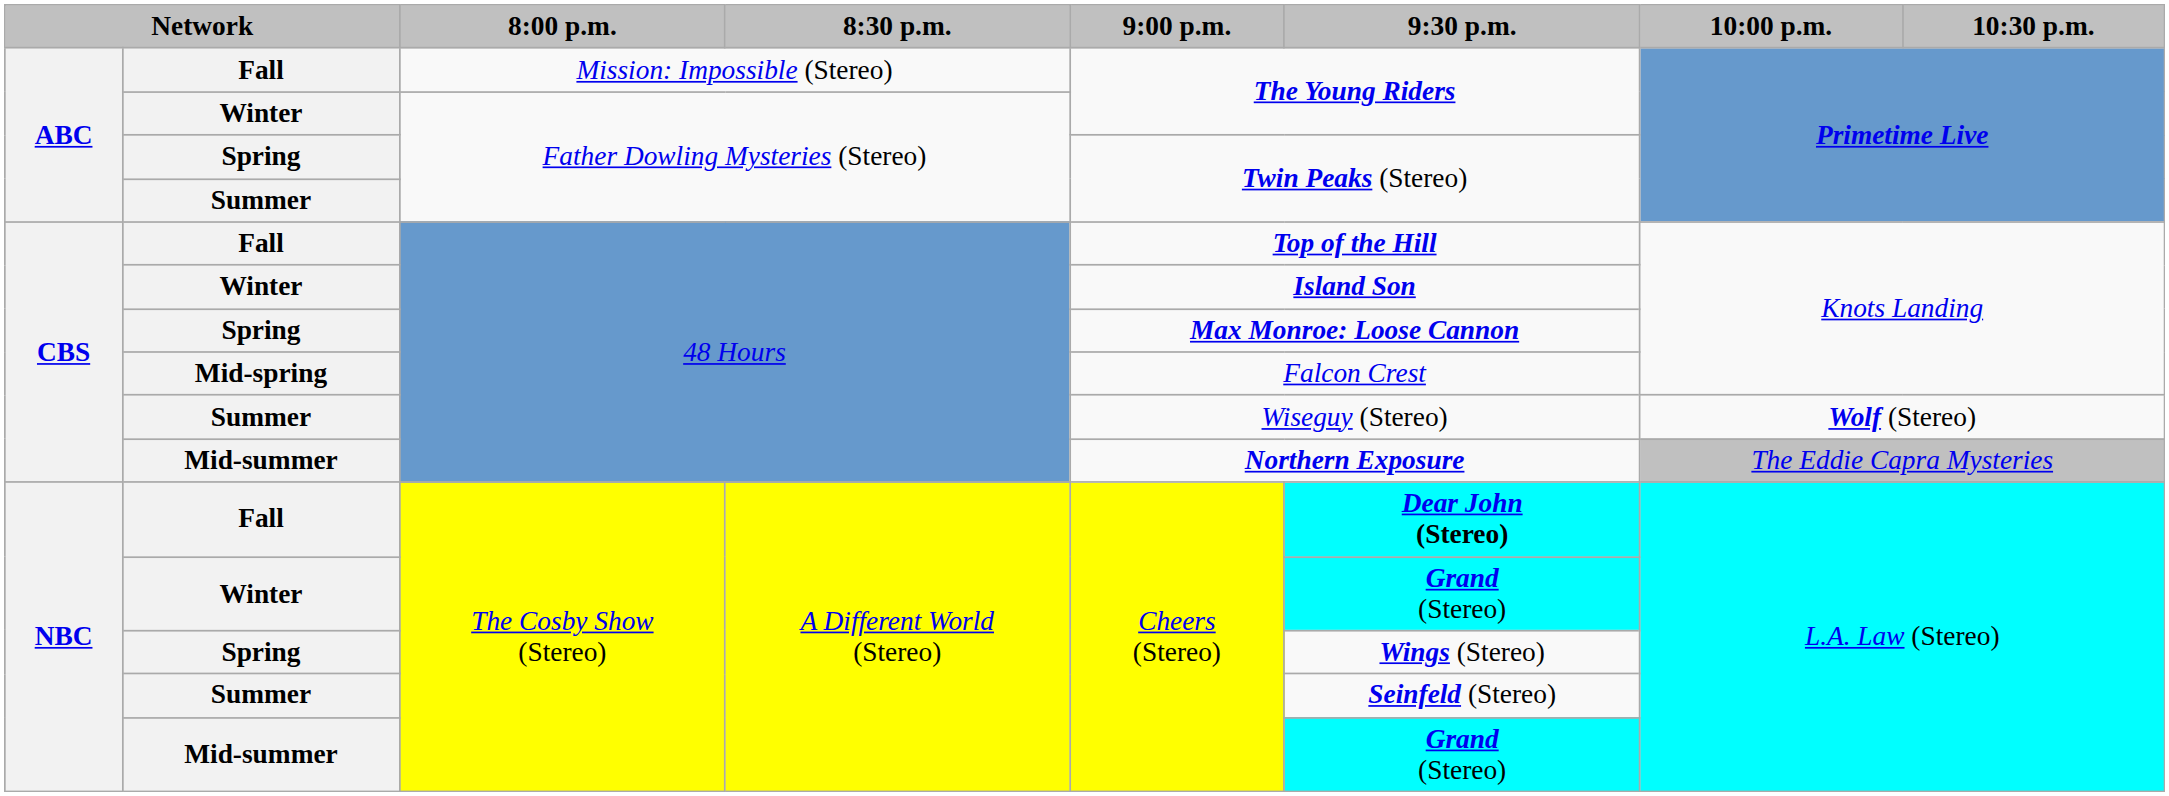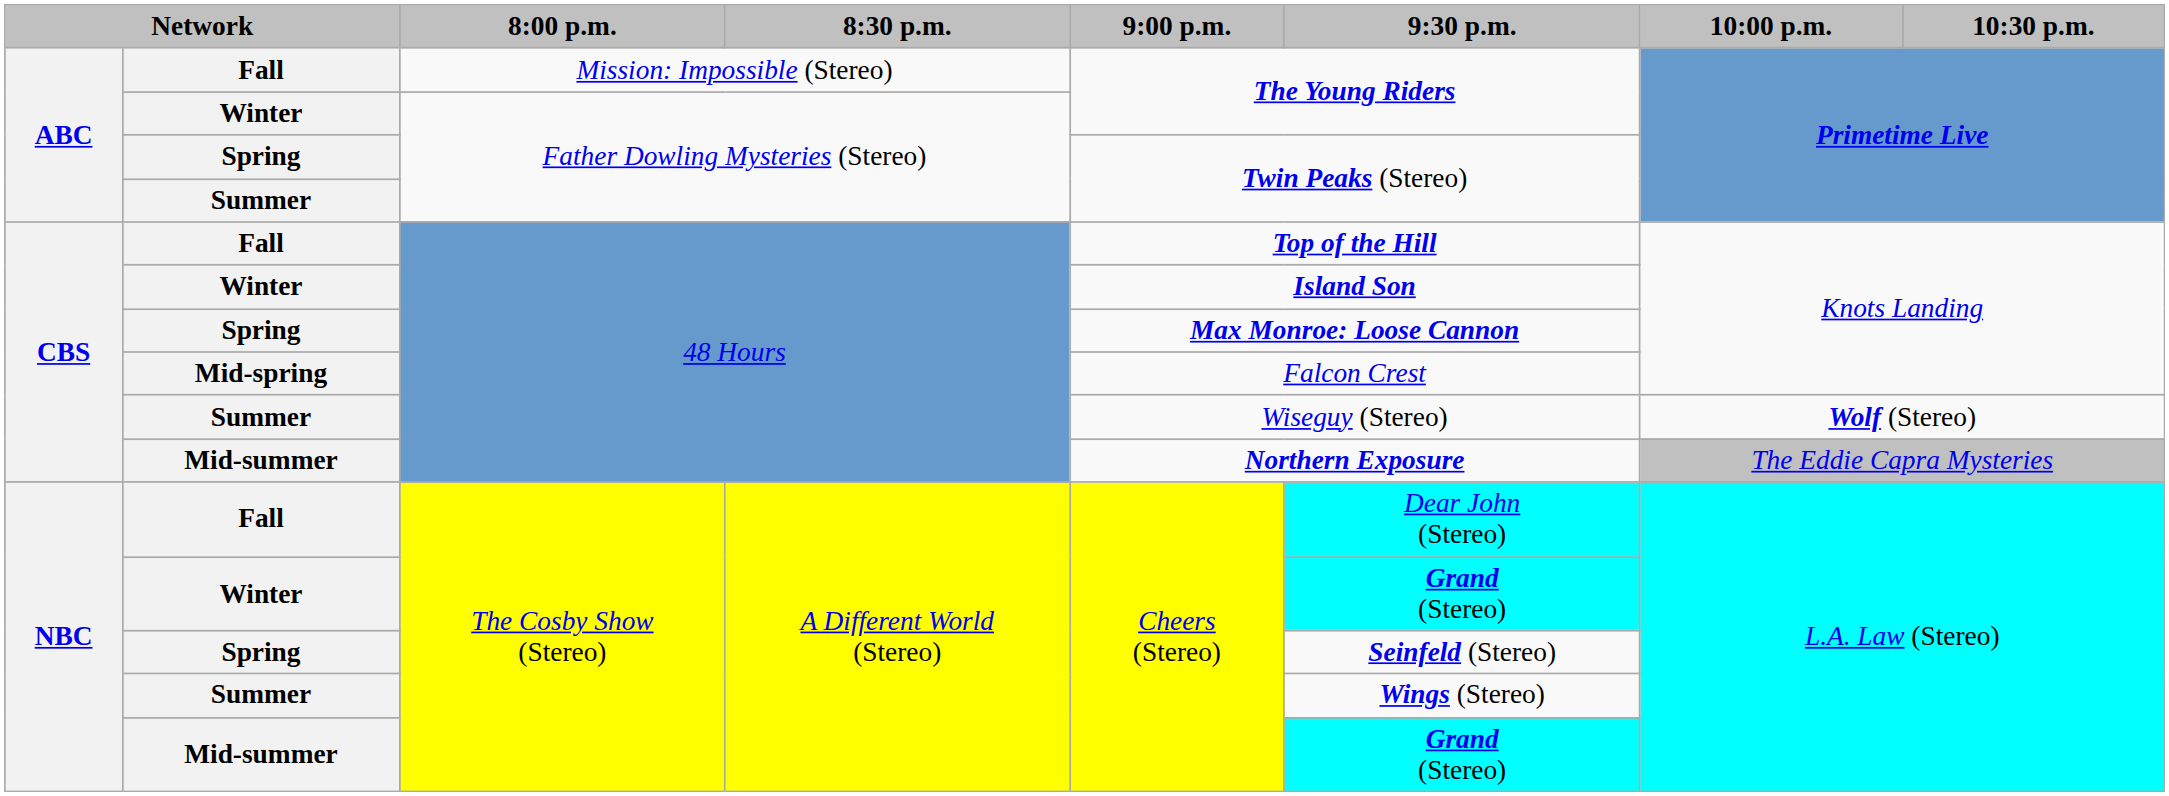(1462, 518) bold -> (1462, 518) normal
(1462, 651) Wings (Stereo) -> (1462, 651) Seinfeld (Stereo)
(1462, 695) Seinfeld (Stereo) -> (1462, 695) Wings (Stereo)
